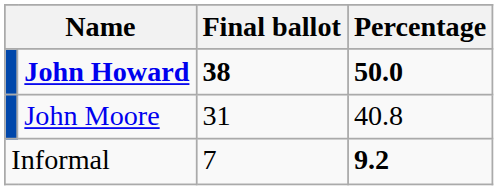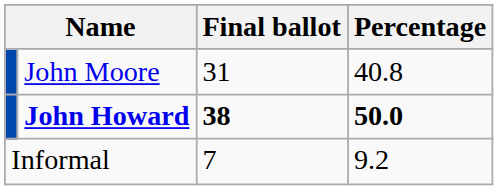rows swapped: (107, 71) <-> (92, 116)
(371, 160) bold -> (371, 160) normal
